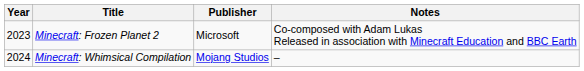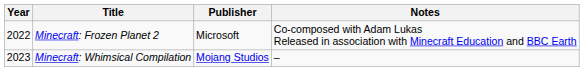(19, 35) 2023 -> (19, 35) 2022
(19, 58) 2024 -> (19, 58) 2023
